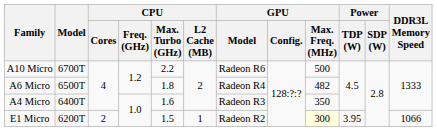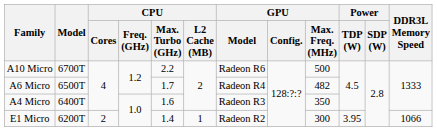(168, 85) 1.8 -> (168, 85) 1.7
(168, 118) 1.5 -> (168, 118) 1.4
(322, 118) lightyellow background -> (322, 118) no background
